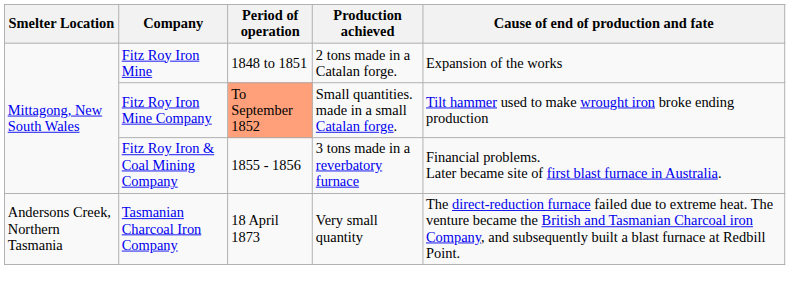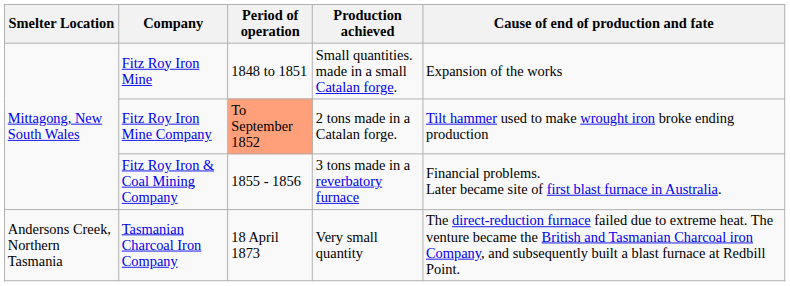(363, 63) 2 tons made in a Catalan forge. -> (364, 71) Small quantities. made in a small Catalan forge.
(364, 110) Small quantities. made in a small Catalan forge. -> (363, 126) 2 tons made in a Catalan forge.
